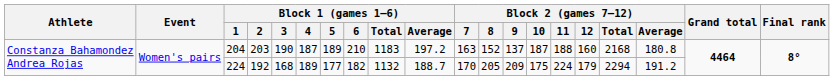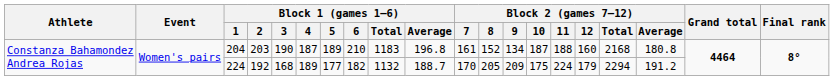(430, 48) 197.2 -> (430, 48) 196.8
(466, 48) 163 -> (466, 48) 161
(515, 48) 137 -> (515, 48) 134
